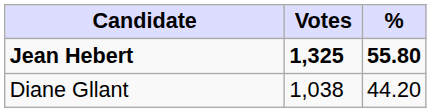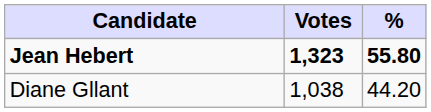(317, 55) 1,325 -> (317, 55) 1,323
